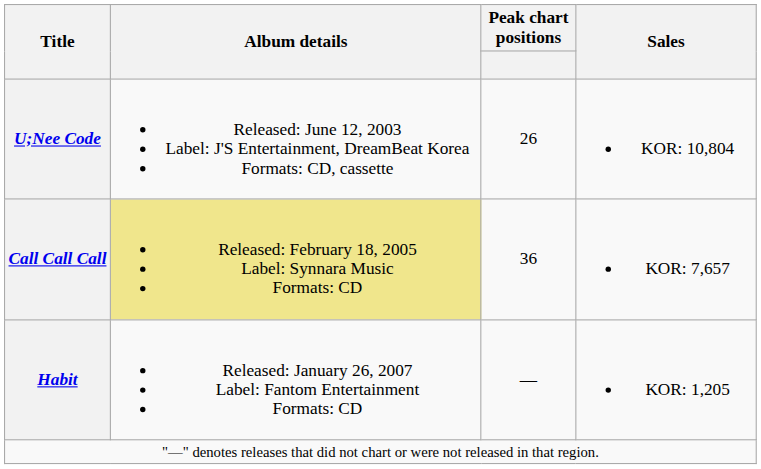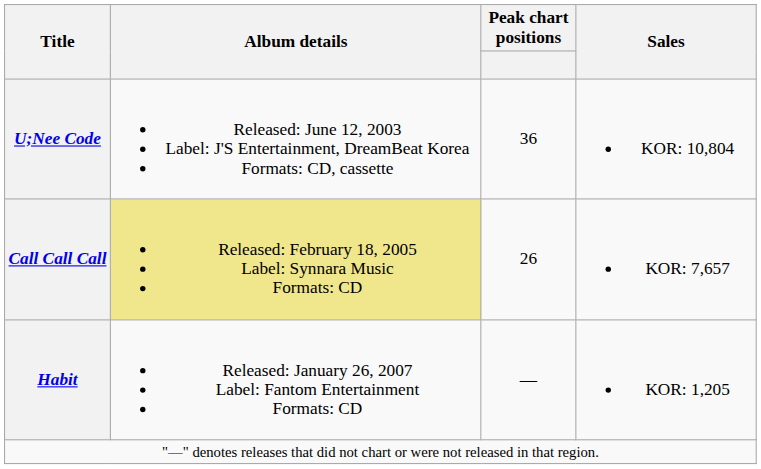(528, 138) 26 -> (528, 138) 36
(528, 259) 36 -> (528, 259) 26
